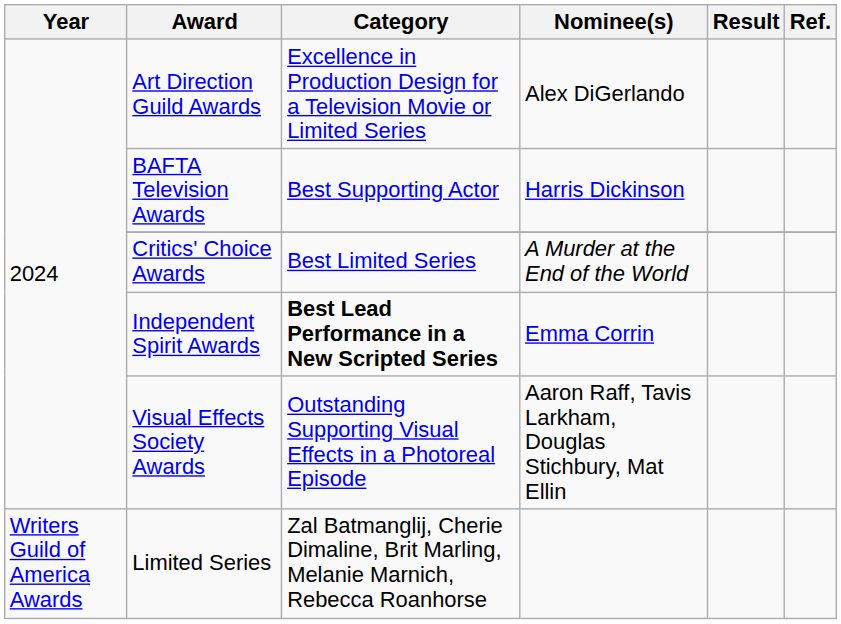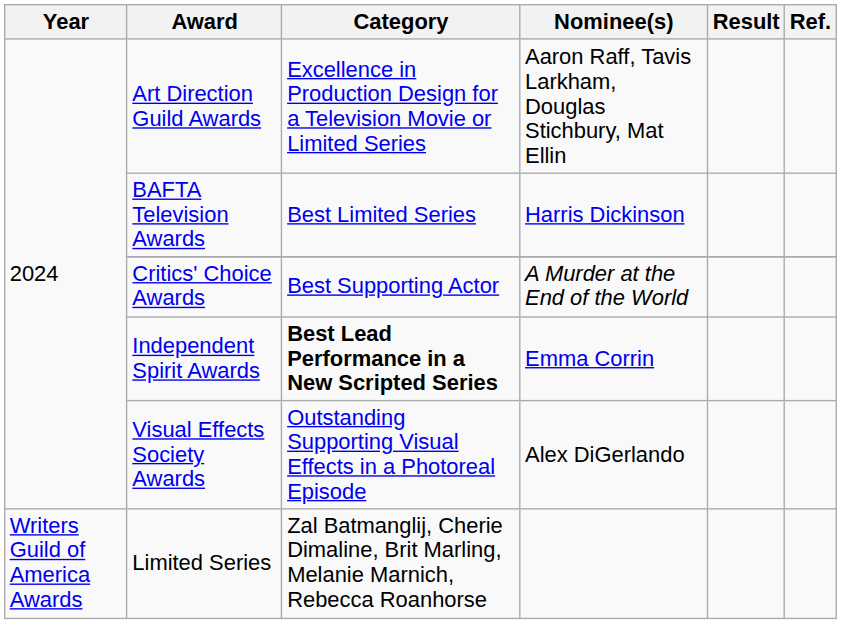(605, 93) Alex DiGerlando -> (608, 105) Aaron Raff, Tavis Larkham, Douglas Stichbury, Mat Ellin
(393, 190) Best Supporting Actor -> (382, 214) Best Limited Series
(382, 261) Best Limited Series -> (393, 286) Best Supporting Actor
(608, 442) Aaron Raff, Tavis Larkham, Douglas Stichbury, Mat Ellin -> (605, 454) Alex DiGerlando
